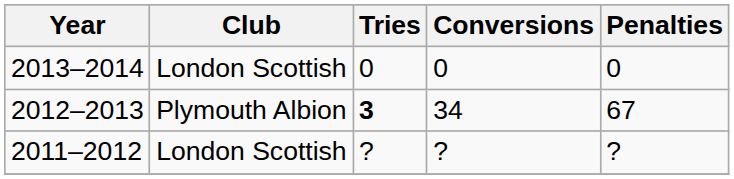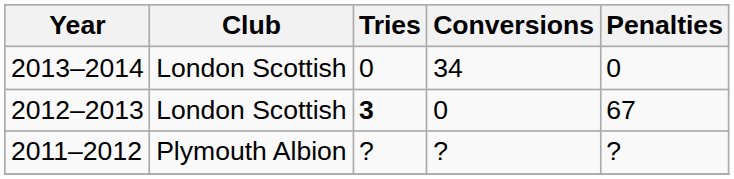(441, 67) 0 -> (448, 67) 34
(251, 109) Plymouth Albion -> (251, 109) London Scottish
(448, 109) 34 -> (441, 109) 0
(251, 151) London Scottish -> (251, 151) Plymouth Albion
